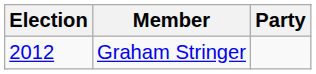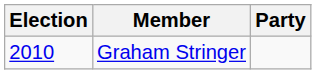(32, 52) 2012 -> (32, 52) 2010
